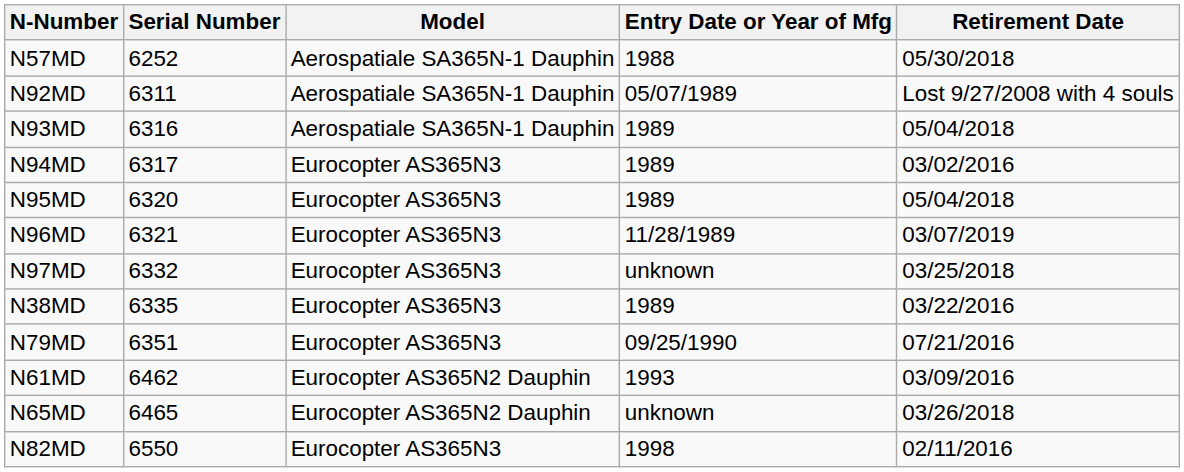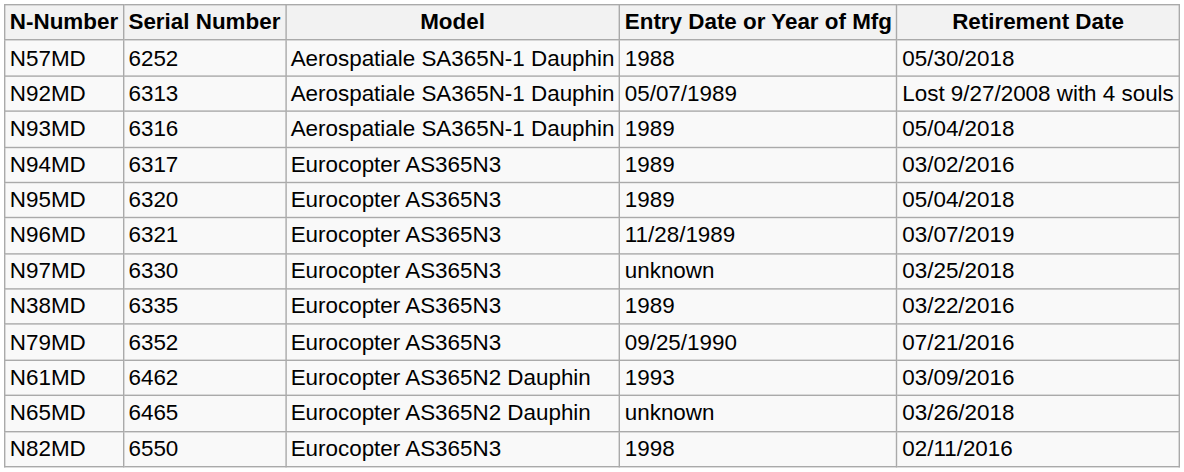(153, 93) 6311 -> (153, 93) 6313
(153, 270) 6332 -> (153, 270) 6330
(153, 341) 6351 -> (153, 341) 6352
